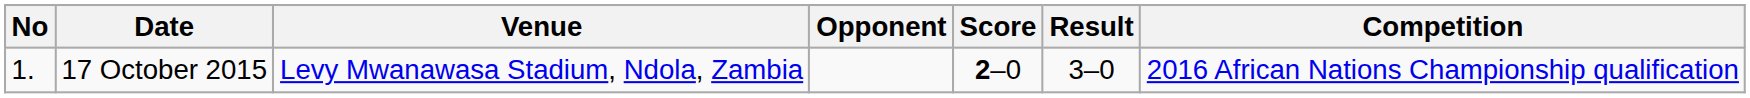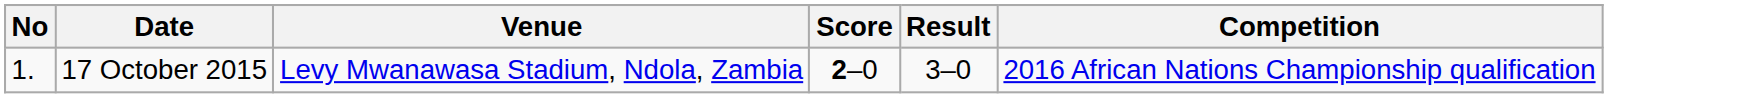- column: (881, 26)
